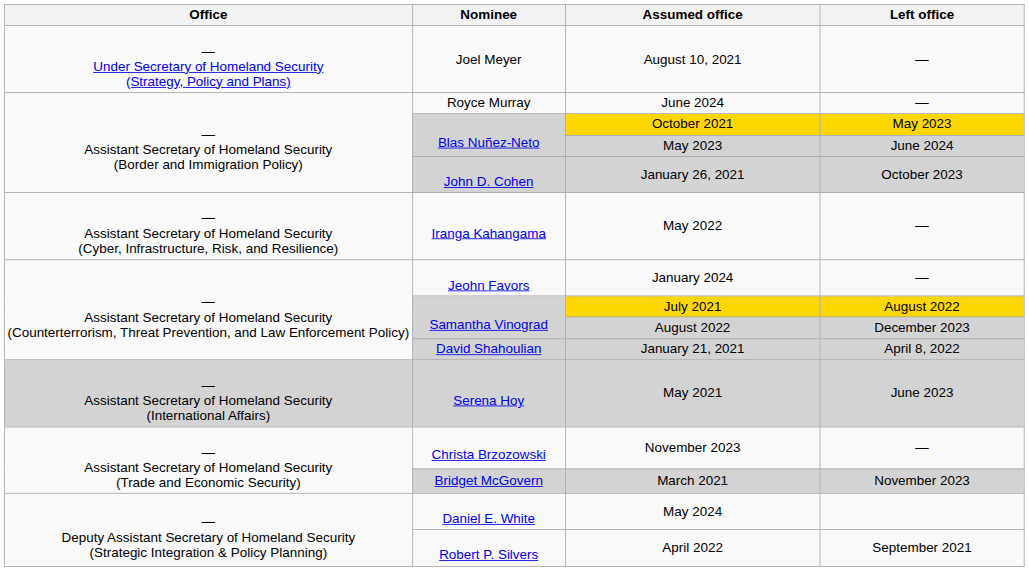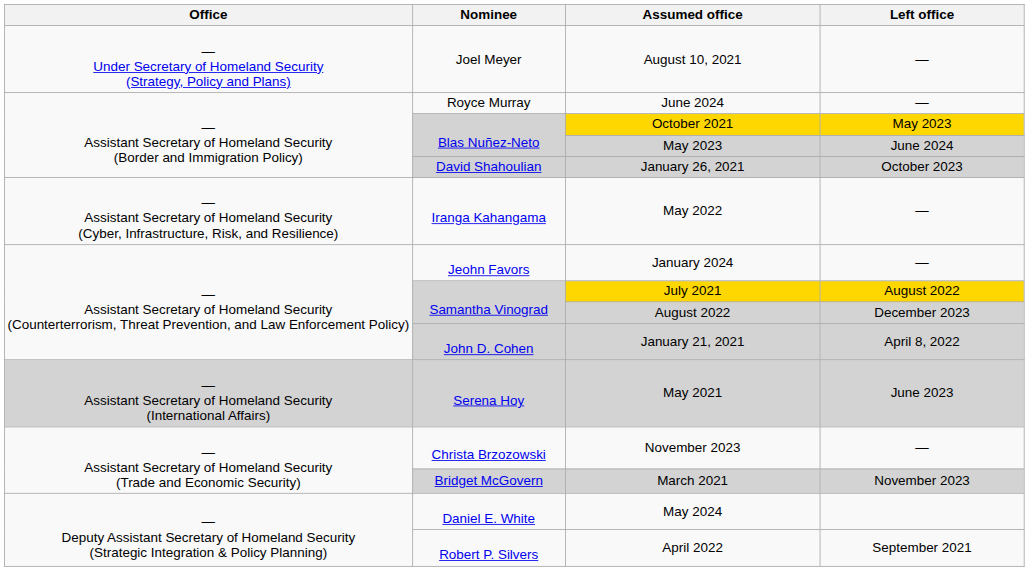(489, 182) John D. Cohen -> (489, 167) David Shahoulian
(489, 349) David Shahoulian -> (489, 349) John D. Cohen
